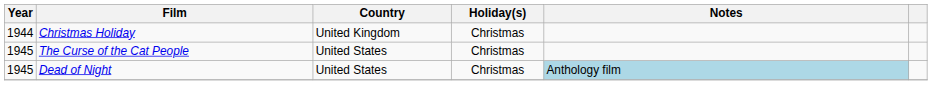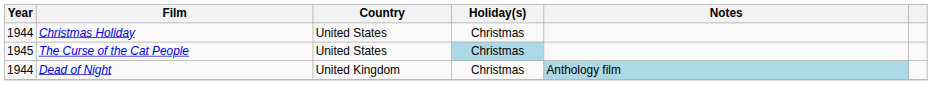(358, 32) United Kingdom -> (351, 32) United States
(498, 51) no background -> (498, 51) lightblue background
(20, 70) 1945 -> (20, 70) 1944
(351, 70) United States -> (358, 70) United Kingdom
